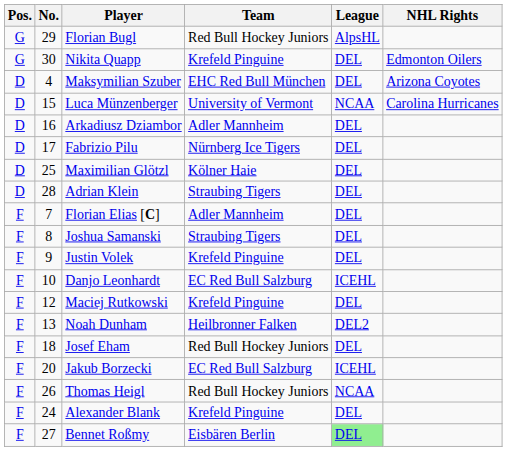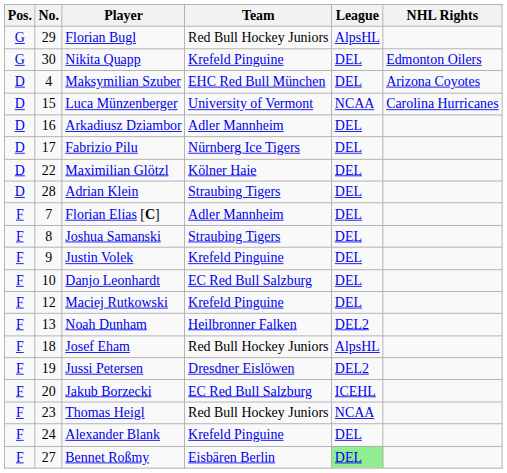(49, 170) 25 -> (49, 170) 22
(355, 280) ICEHL -> (348, 280) DEL
(348, 346) DEL -> (357, 346) AlpsHL
+ row: (104, 368)
(49, 390) 26 -> (49, 412) 23
